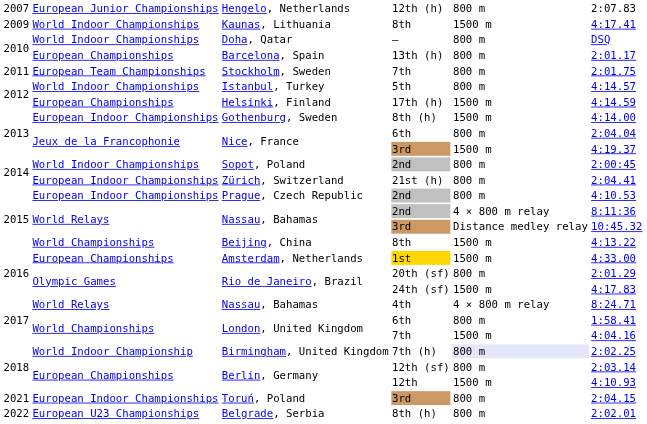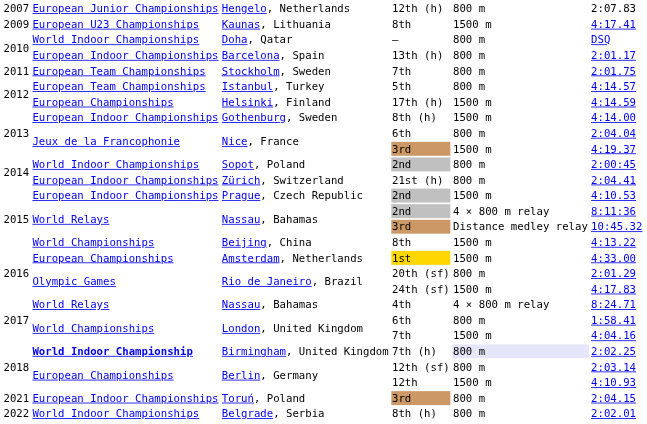(116, 24) World Indoor Championships -> (116, 24) European U23 Championships
(103, 55) European Championships -> (125, 55) European Indoor Championships
(116, 87) World Indoor Championships -> (119, 87) European Team Championships
(469, 196) 800 m -> (472, 196) 1500 m
(113, 351) normal -> (113, 351) bold
(116, 414) European U23 Championships -> (116, 414) World Indoor Championships
